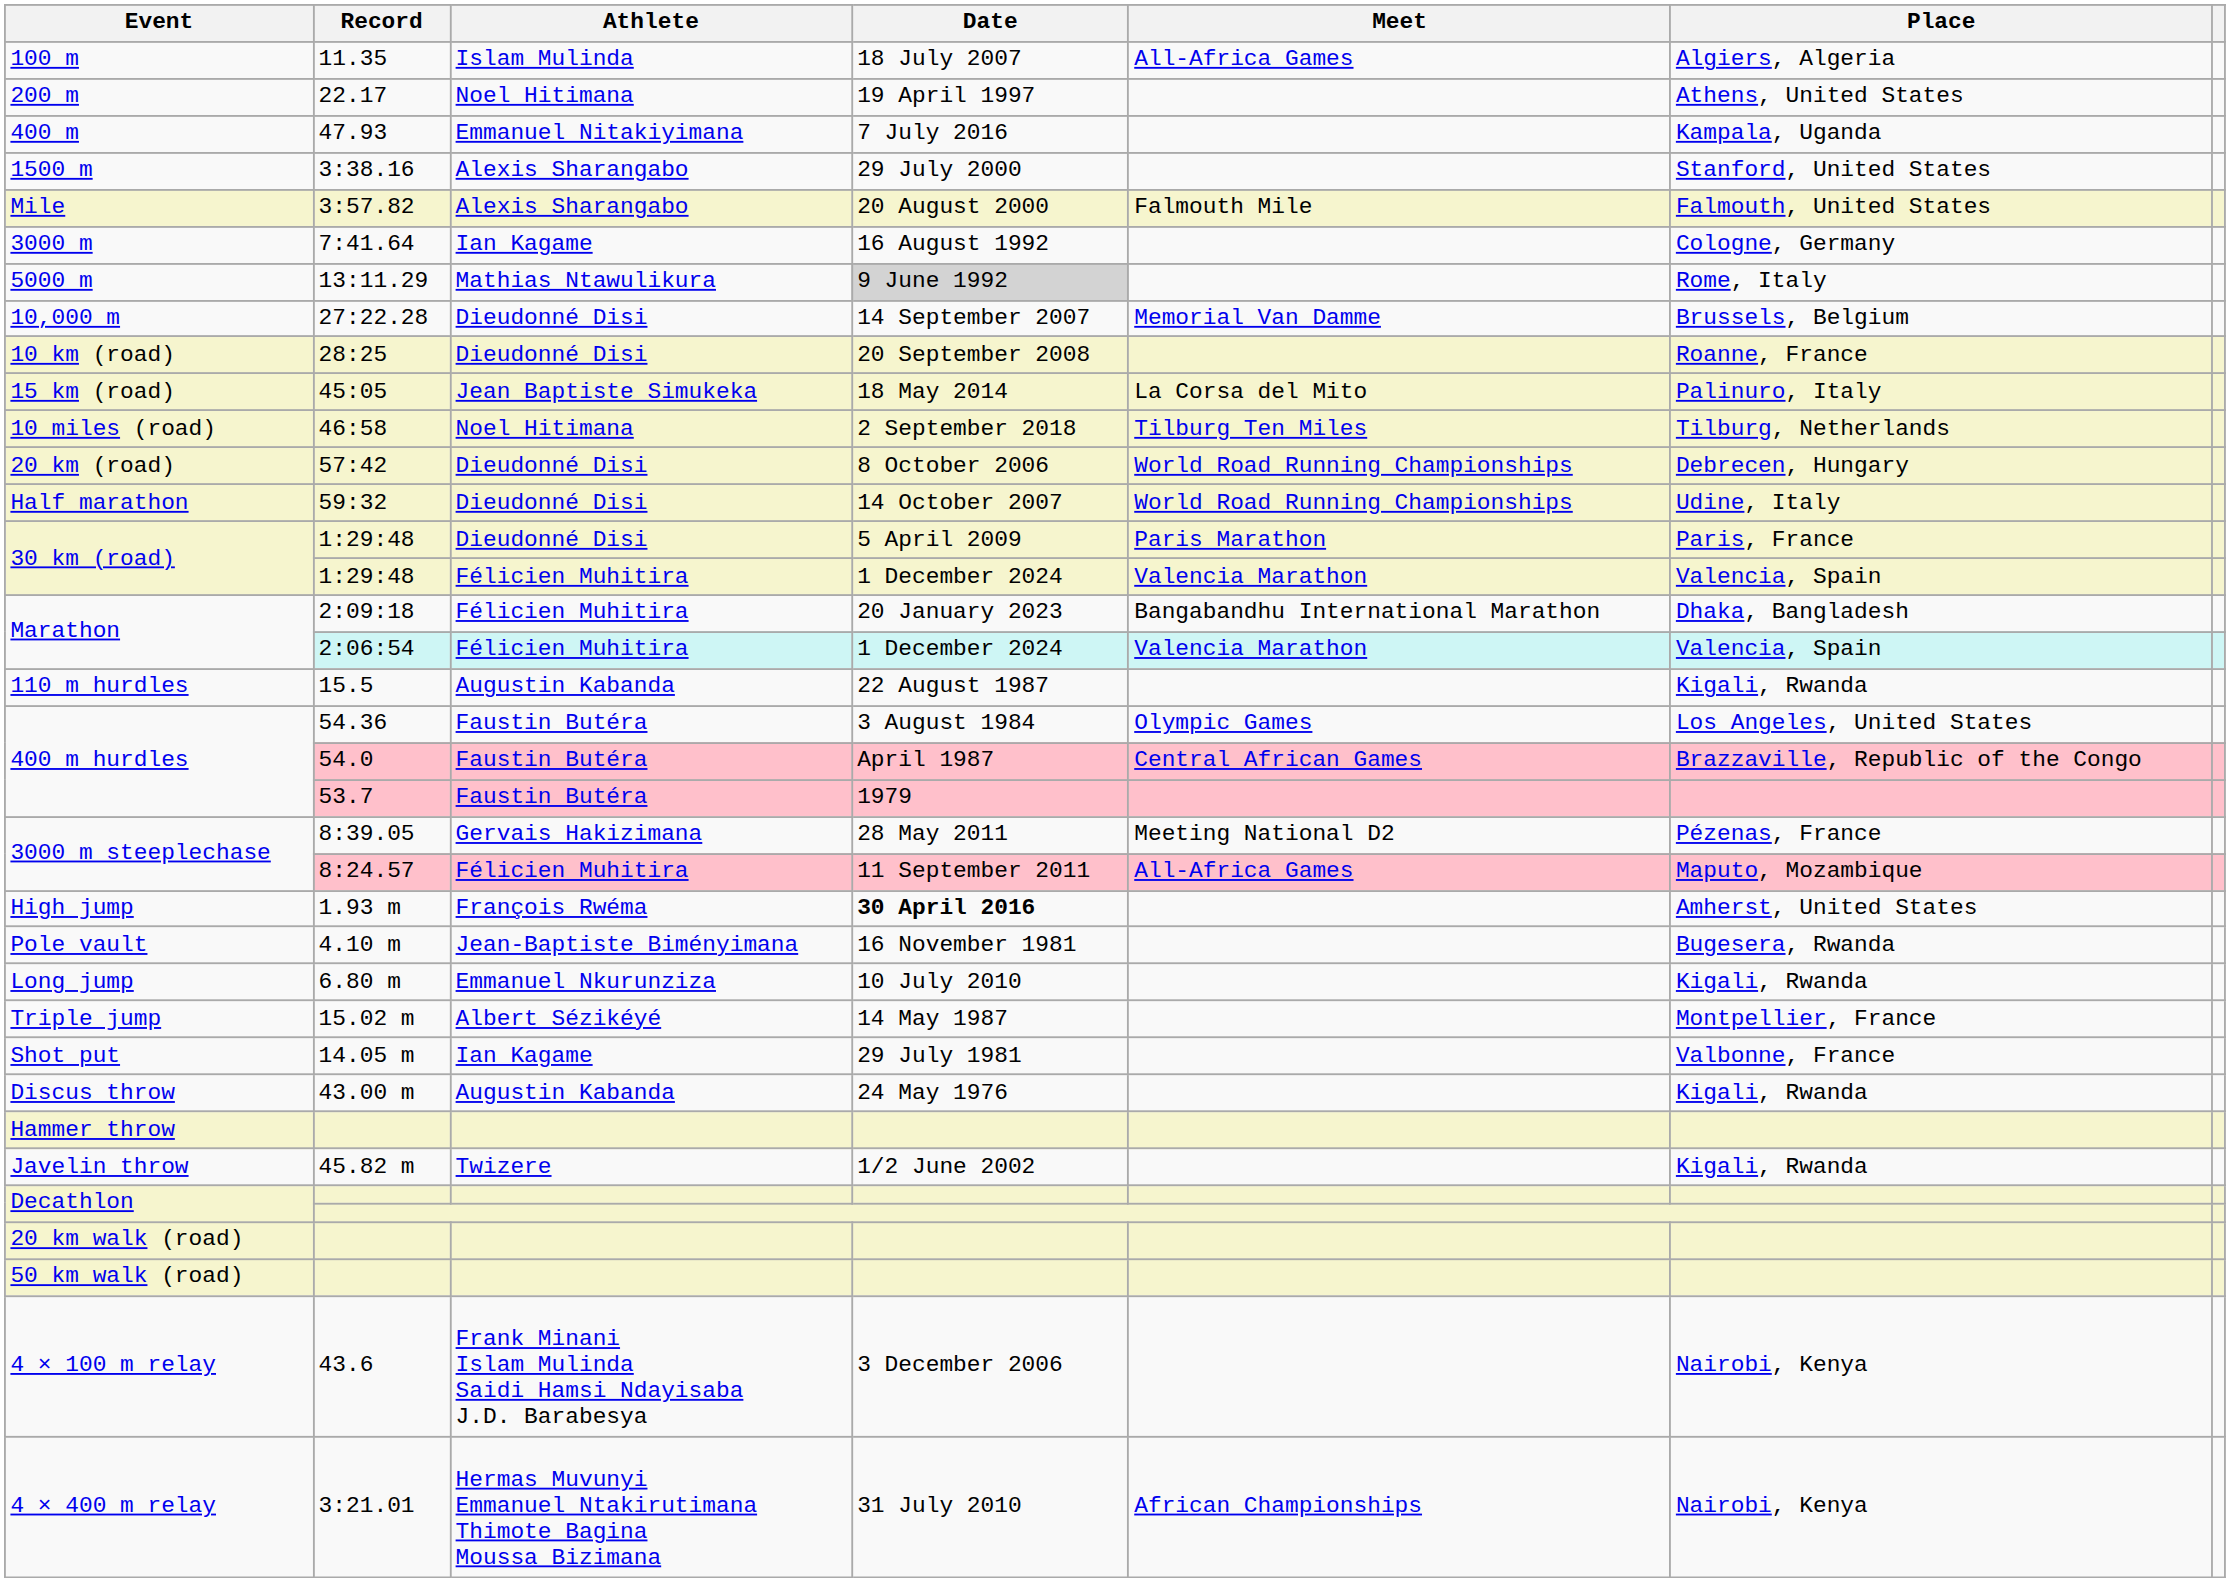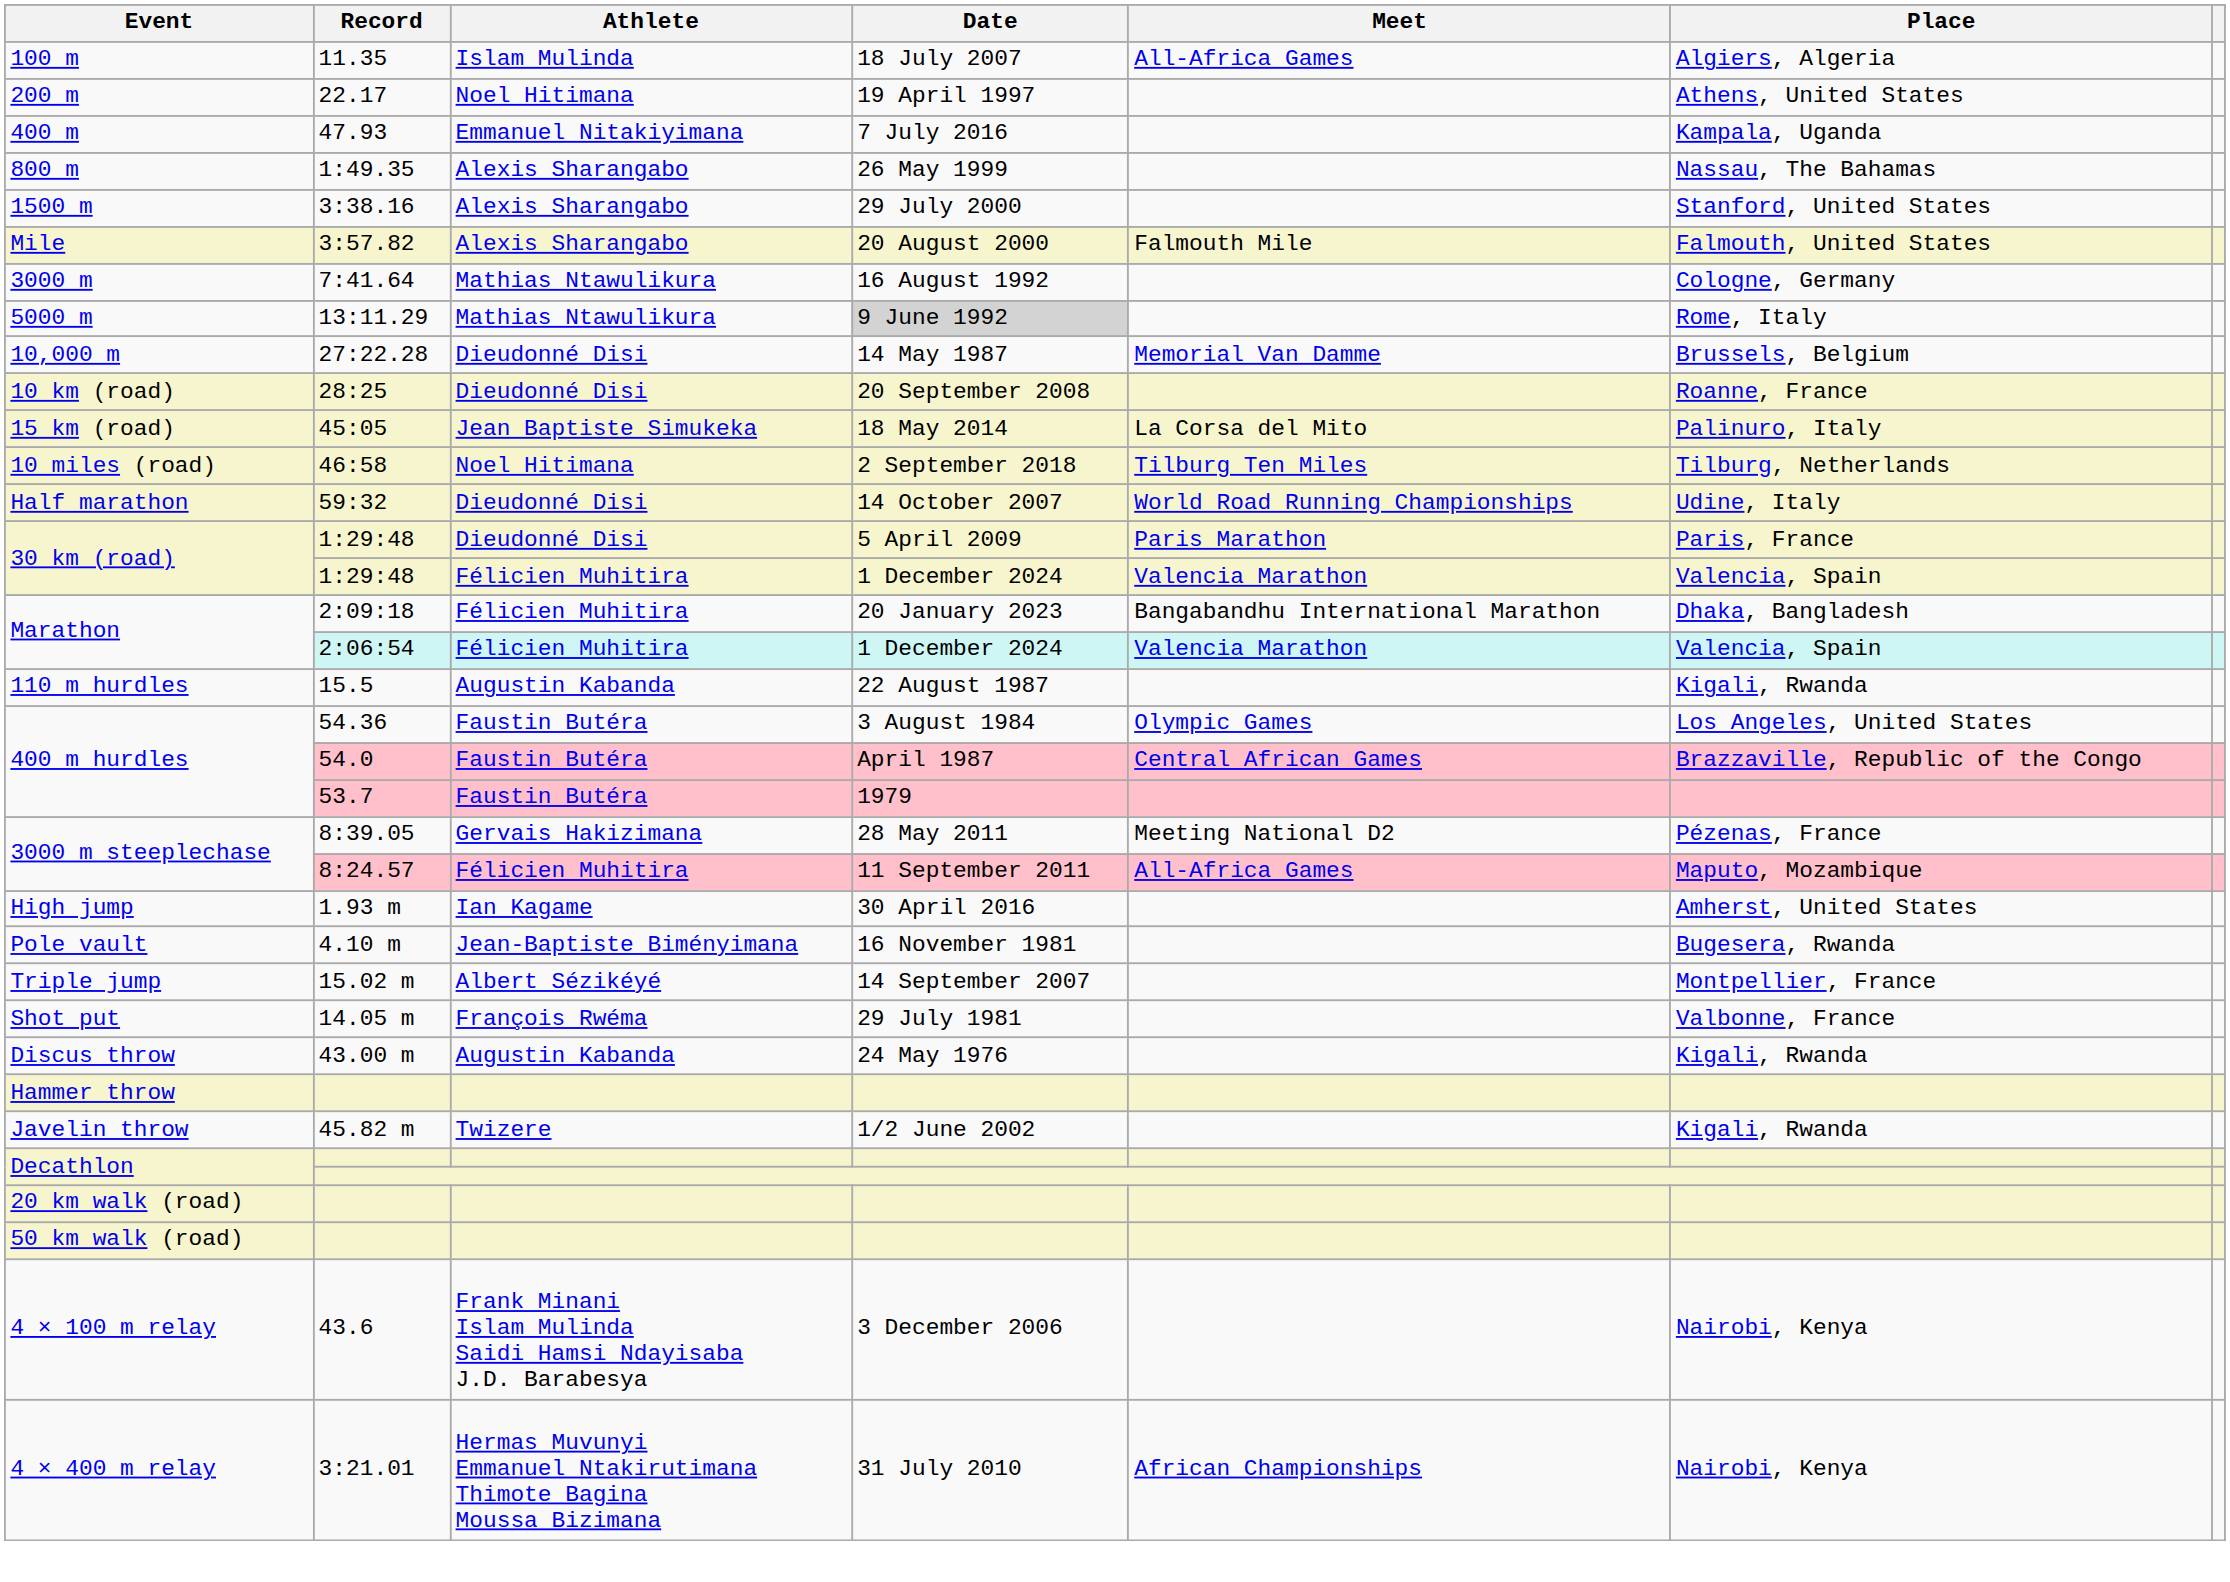+ row: (45, 171)
(524, 245) Ian Kagame -> (586, 282) Mathias Ntawulikura
(974, 319) 14 September 2007 -> (933, 356) 14 May 1987
- row: (93, 466)
(552, 909) François Rwéma -> (524, 909) Ian Kagame
(946, 909) bold -> (946, 909) normal
- row: (72, 983)
(933, 1020) 14 May 1987 -> (974, 983) 14 September 2007
(524, 1056) Ian Kagame -> (552, 1020) François Rwéma
